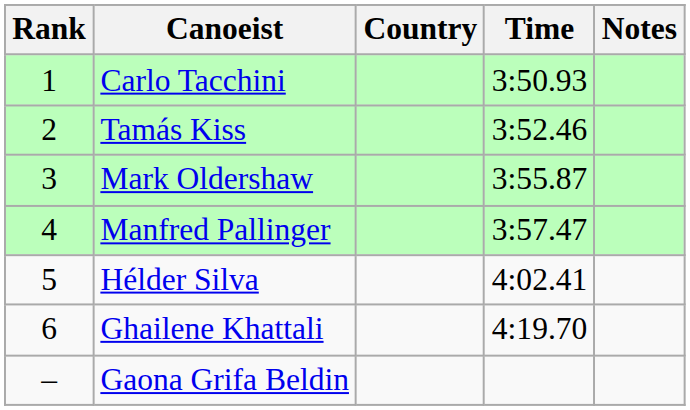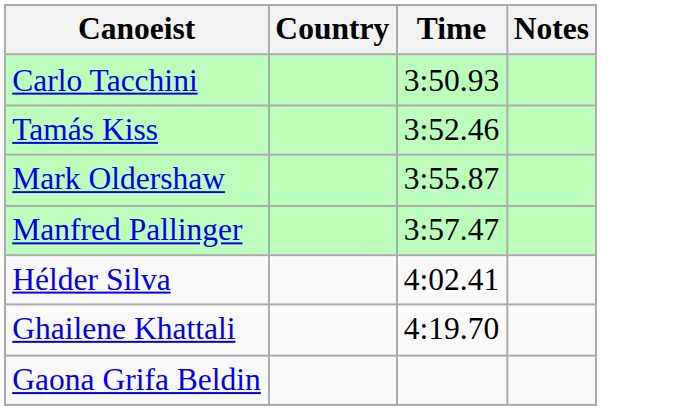- column: (49, 29)
